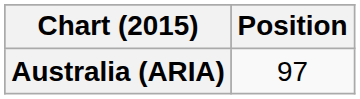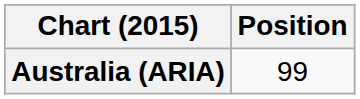(293, 70) 97 -> (293, 70) 99
